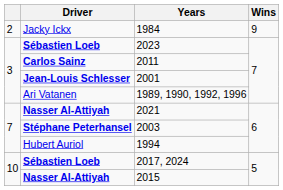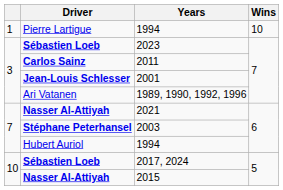+ row: (57, 29)
- row: (47, 29)
